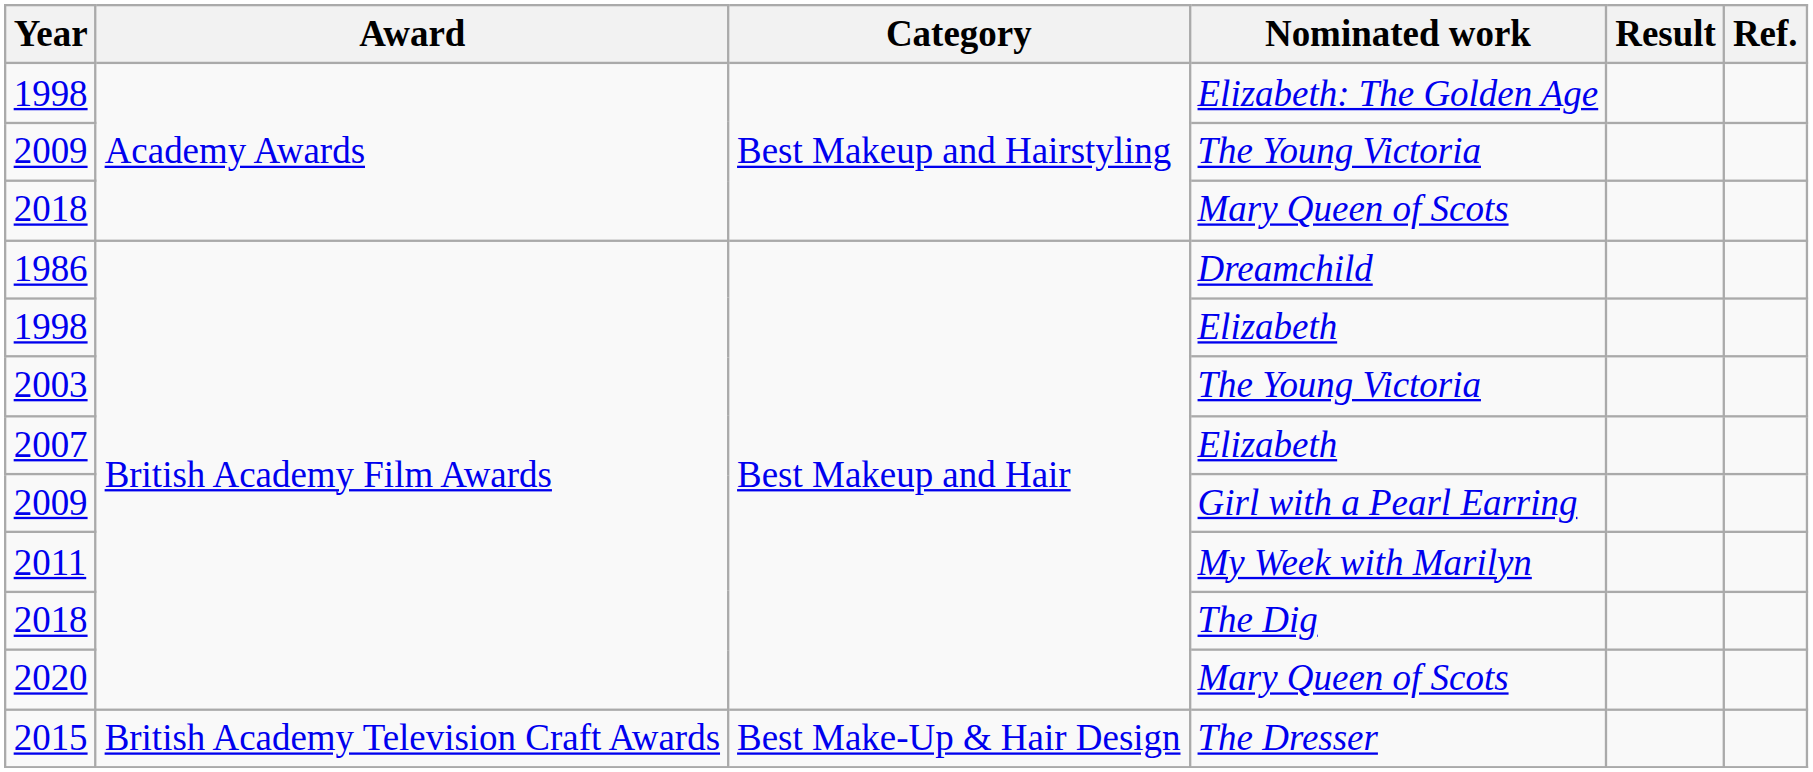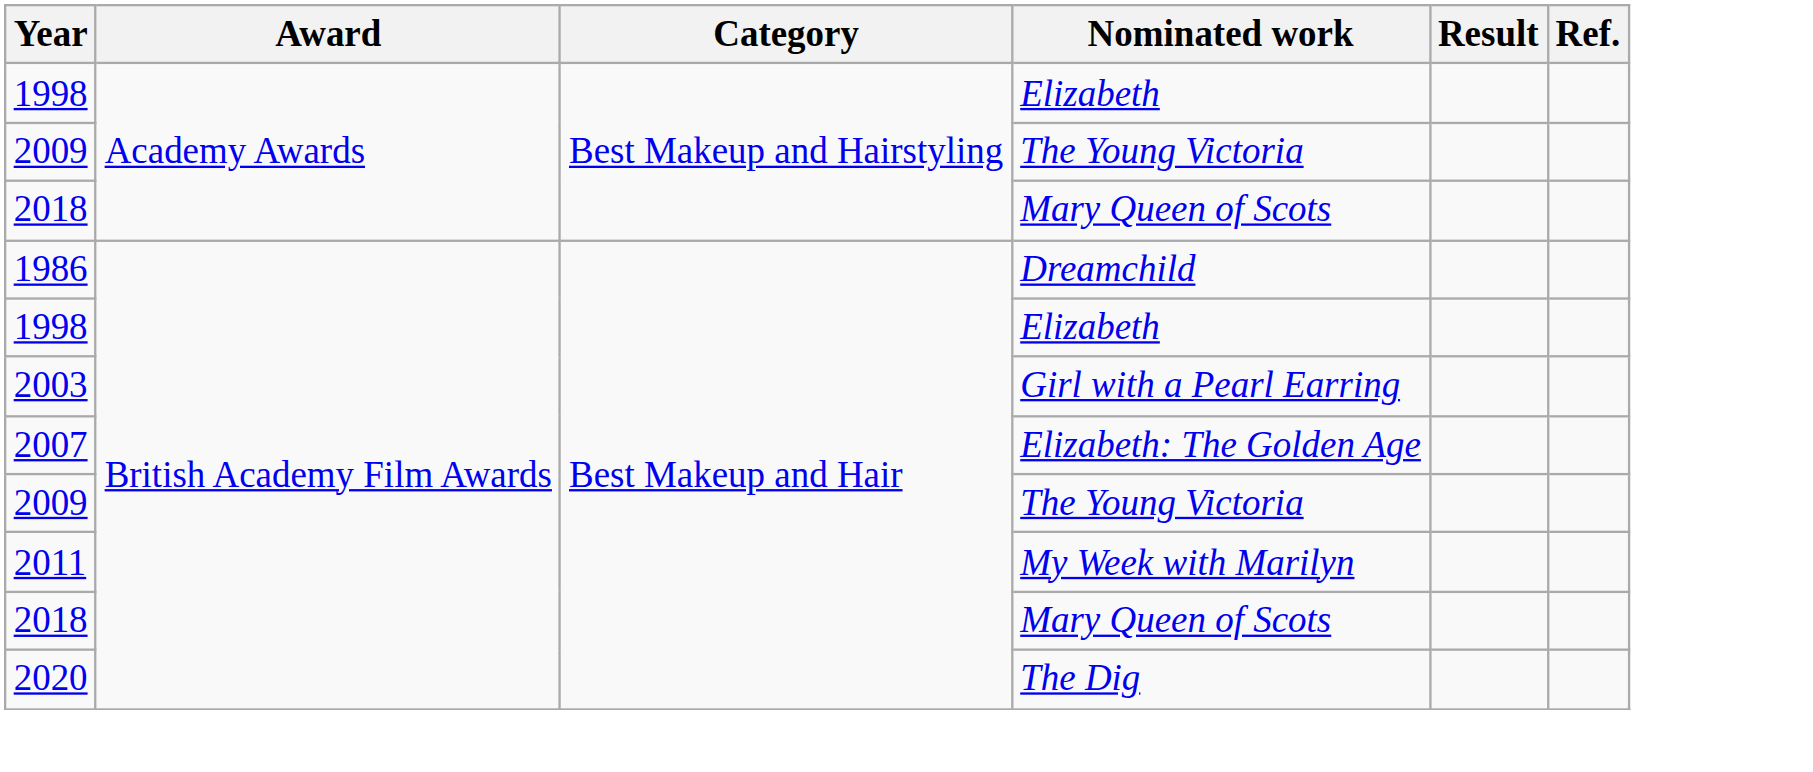(1398, 92) Elizabeth: The Golden Age -> (1090, 92) Elizabeth
(1339, 385) The Young Victoria -> (1210, 385) Girl with a Pearl Earring
(1267, 444) Elizabeth -> (1221, 444) Elizabeth: The Golden Age
(1387, 502) Girl with a Pearl Earring -> (1162, 502) The Young Victoria
(1258, 619) The Dig -> (1176, 619) Mary Queen of Scots
(1353, 678) Mary Queen of Scots -> (1080, 678) The Dig
- row: (51, 737)
